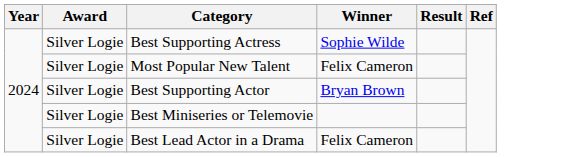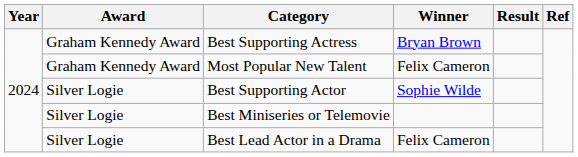(85, 41) Silver Logie -> (123, 41) Graham Kennedy Award
(362, 41) Sophie Wilde -> (439, 41) Bryan Brown
(85, 66) Silver Logie -> (123, 66) Graham Kennedy Award
(362, 90) Bryan Brown -> (439, 90) Sophie Wilde
